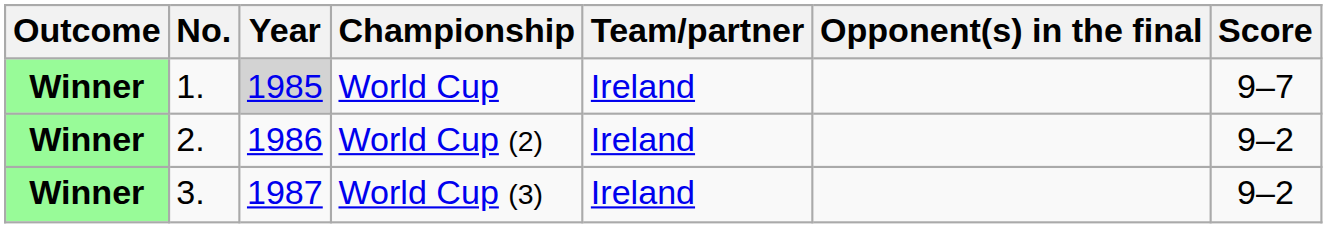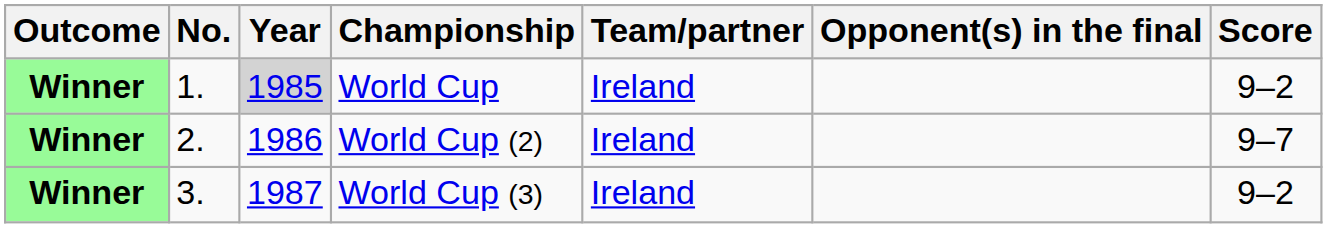(1265, 85) 9–7 -> (1265, 85) 9–2
(1265, 139) 9–2 -> (1265, 139) 9–7
